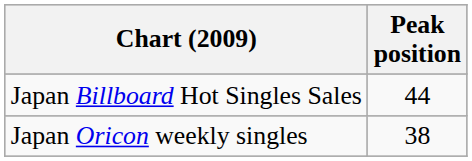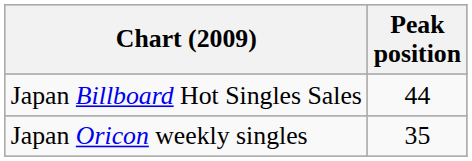(417, 135) 38 -> (417, 135) 35
